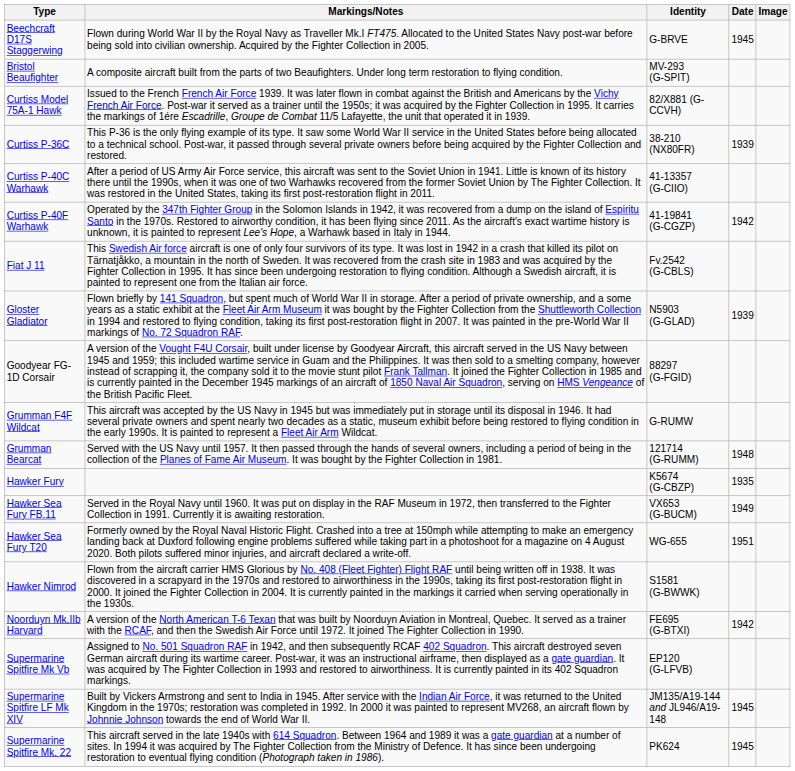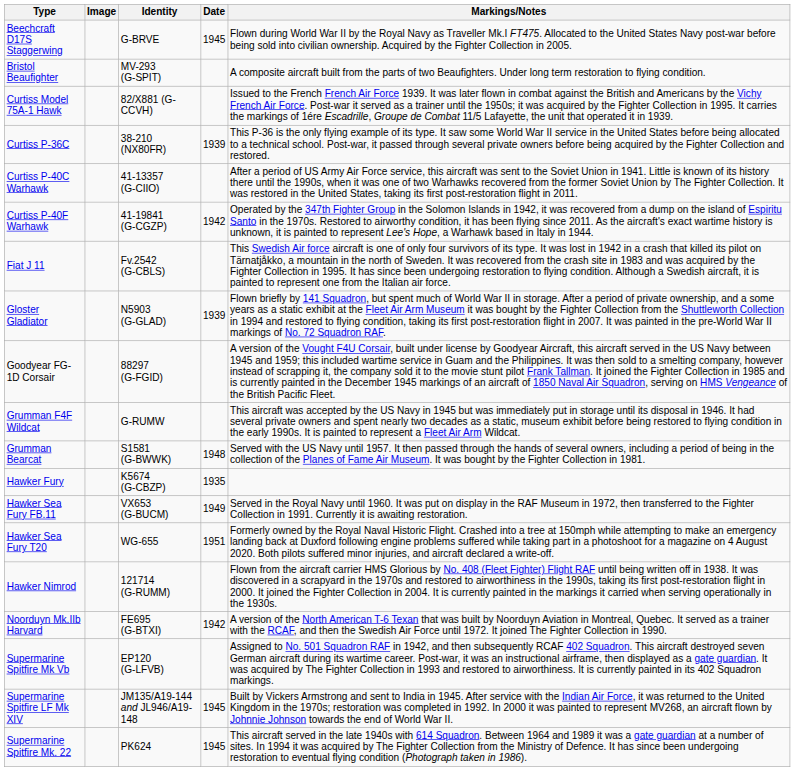columns swapped: (773, 12) <-> (366, 12)
(674, 454) 121714 (G-RUMM) -> (146, 454) S1581 (G-BWWK)
(674, 586) S1581 (G-BWWK) -> (145, 586) 121714 (G-RUMM)
